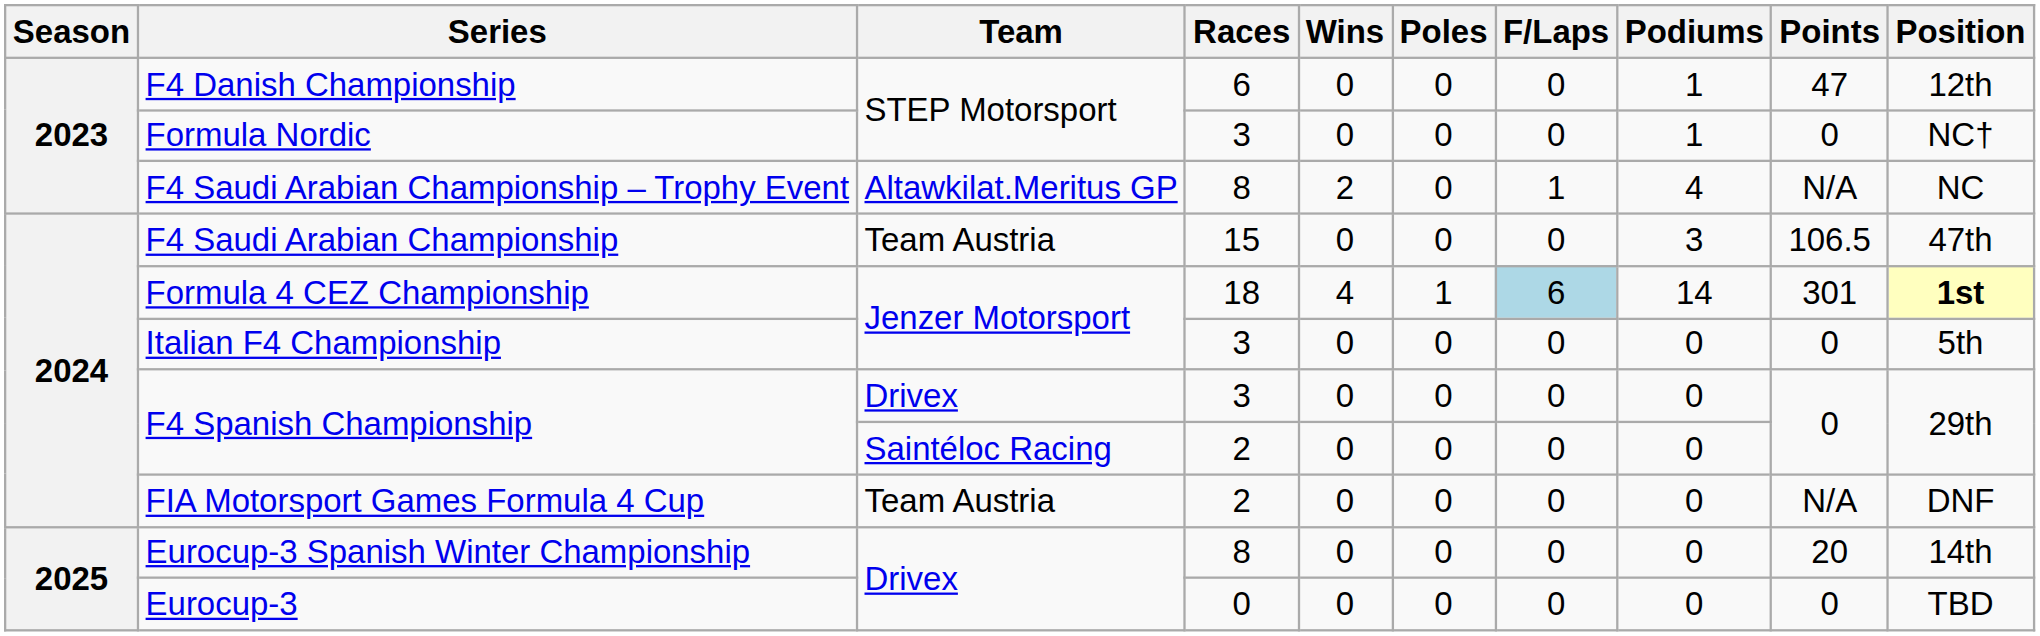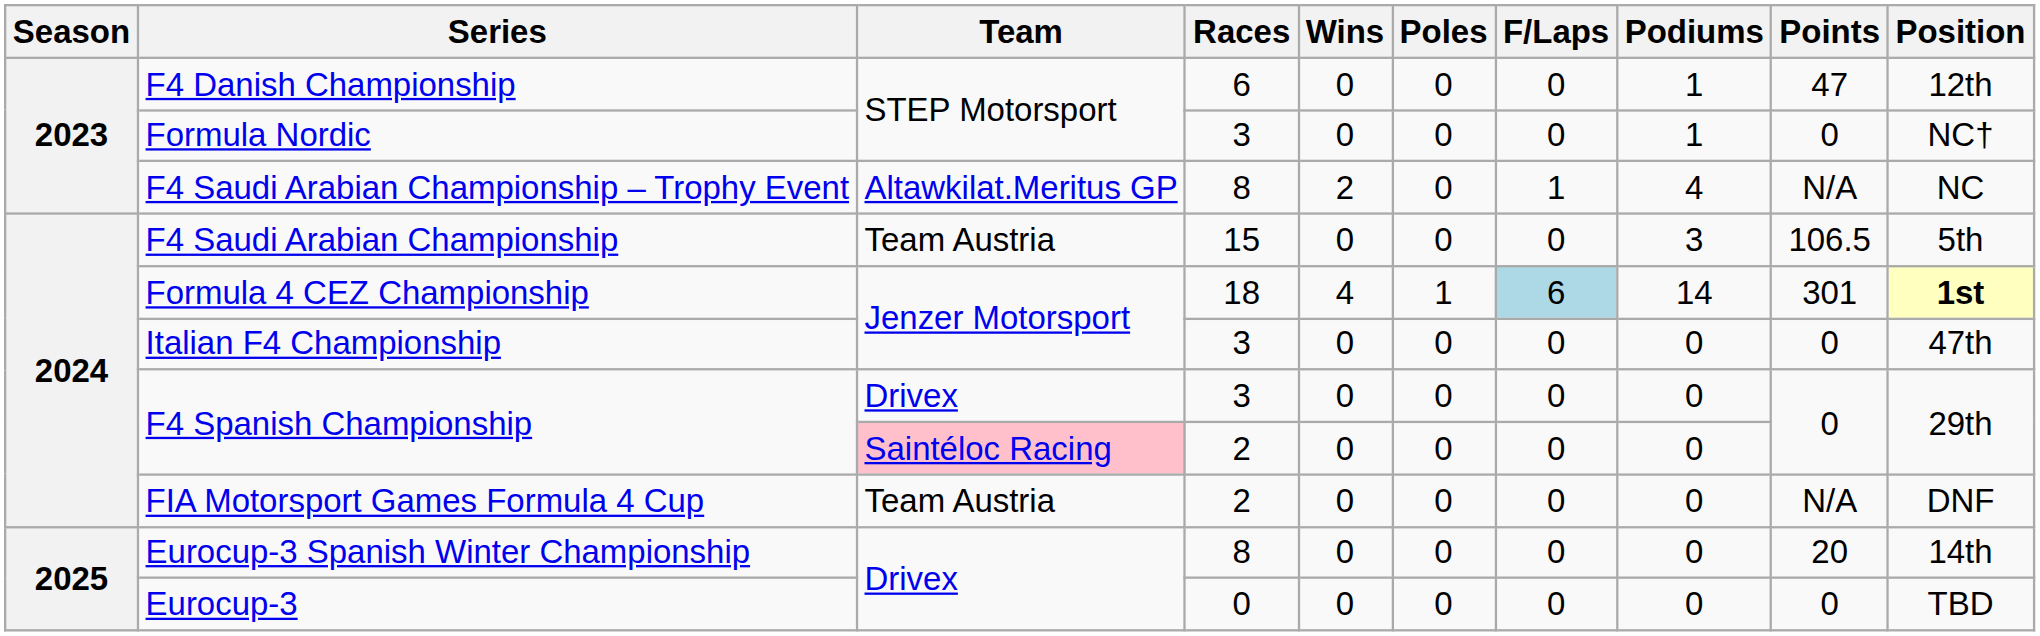(1961, 240) 47th -> (1961, 240) 5th
(1961, 344) 5th -> (1961, 344) 47th
(988, 448) no background -> (988, 448) pink background
